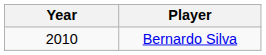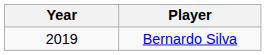(62, 38) 2010 -> (62, 38) 2019
